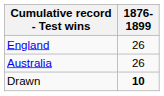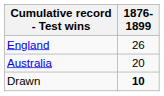(138, 63) 26 -> (138, 63) 20
